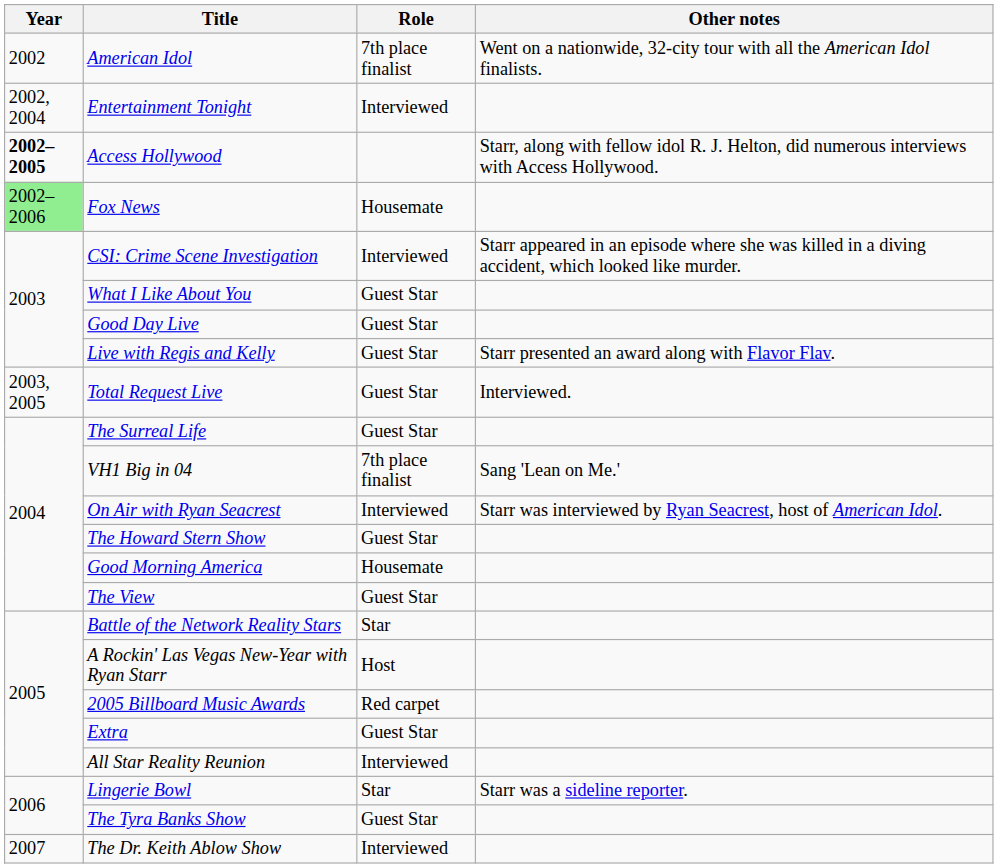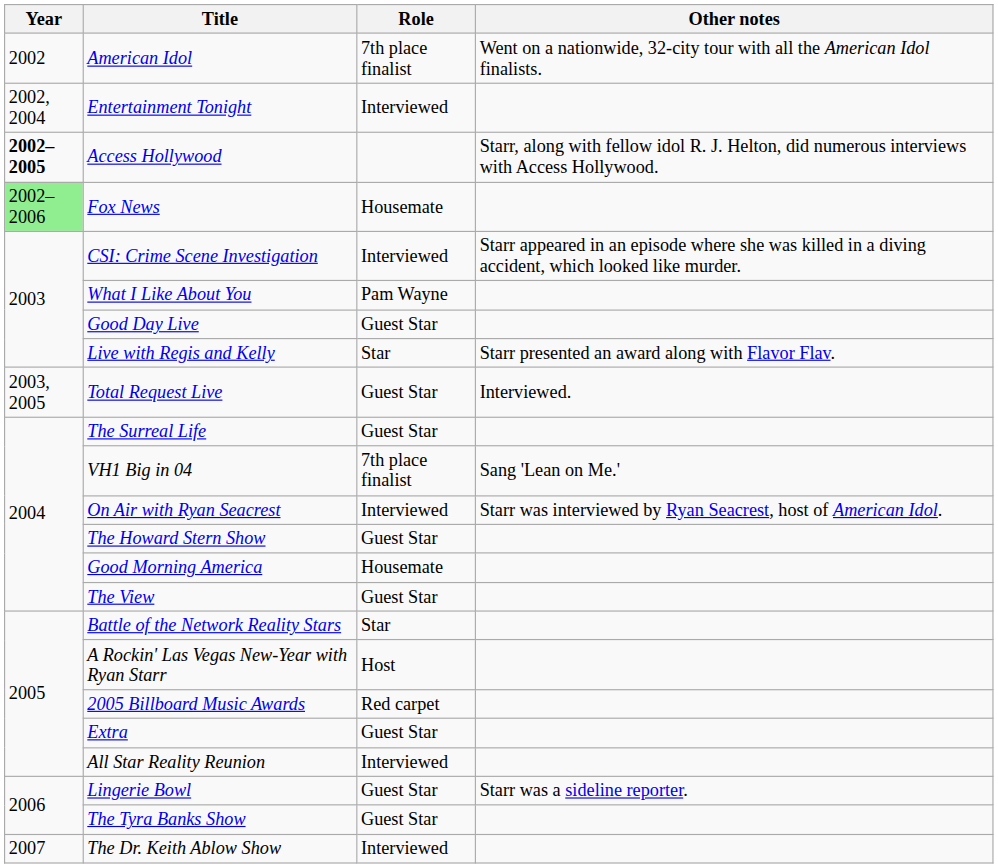(399, 295) Guest Star -> (404, 295) Pam Wayne
(399, 352) Guest Star -> (376, 352) Star
(376, 790) Star -> (399, 790) Guest Star
